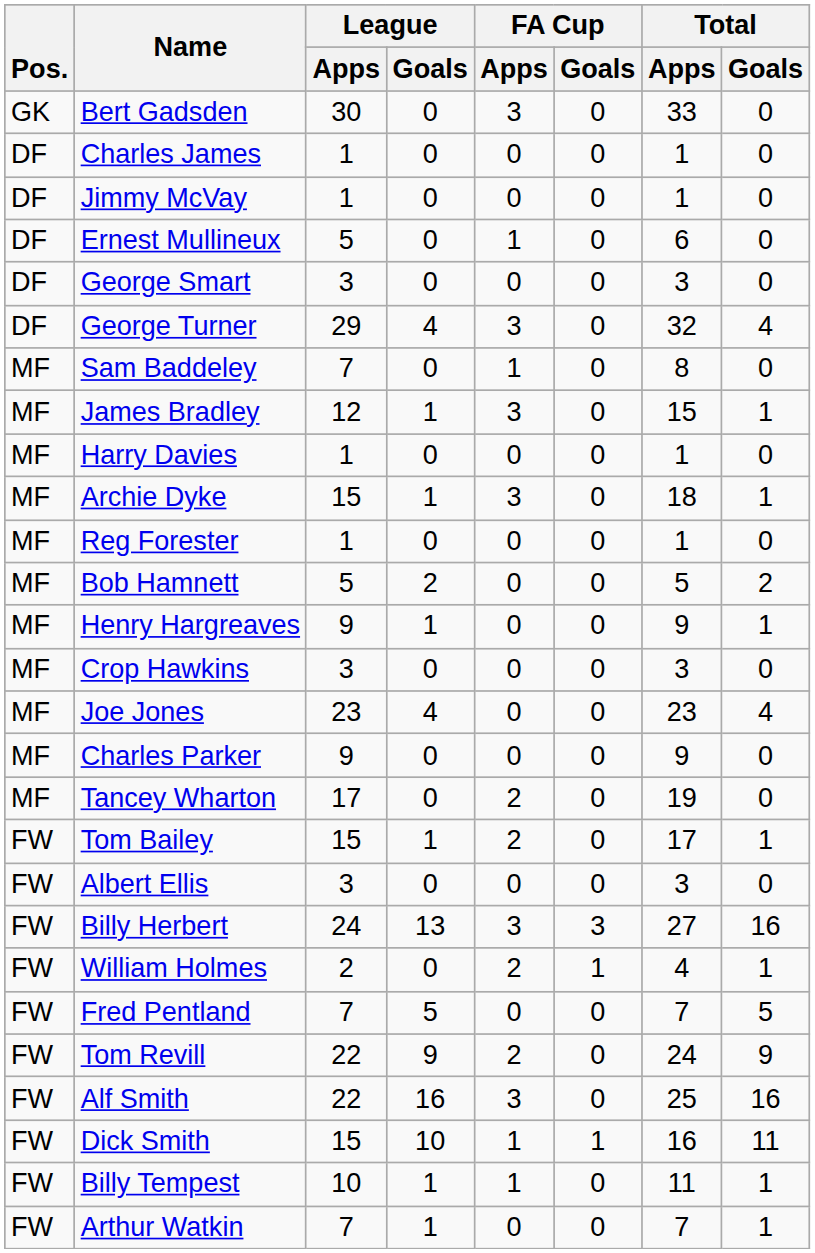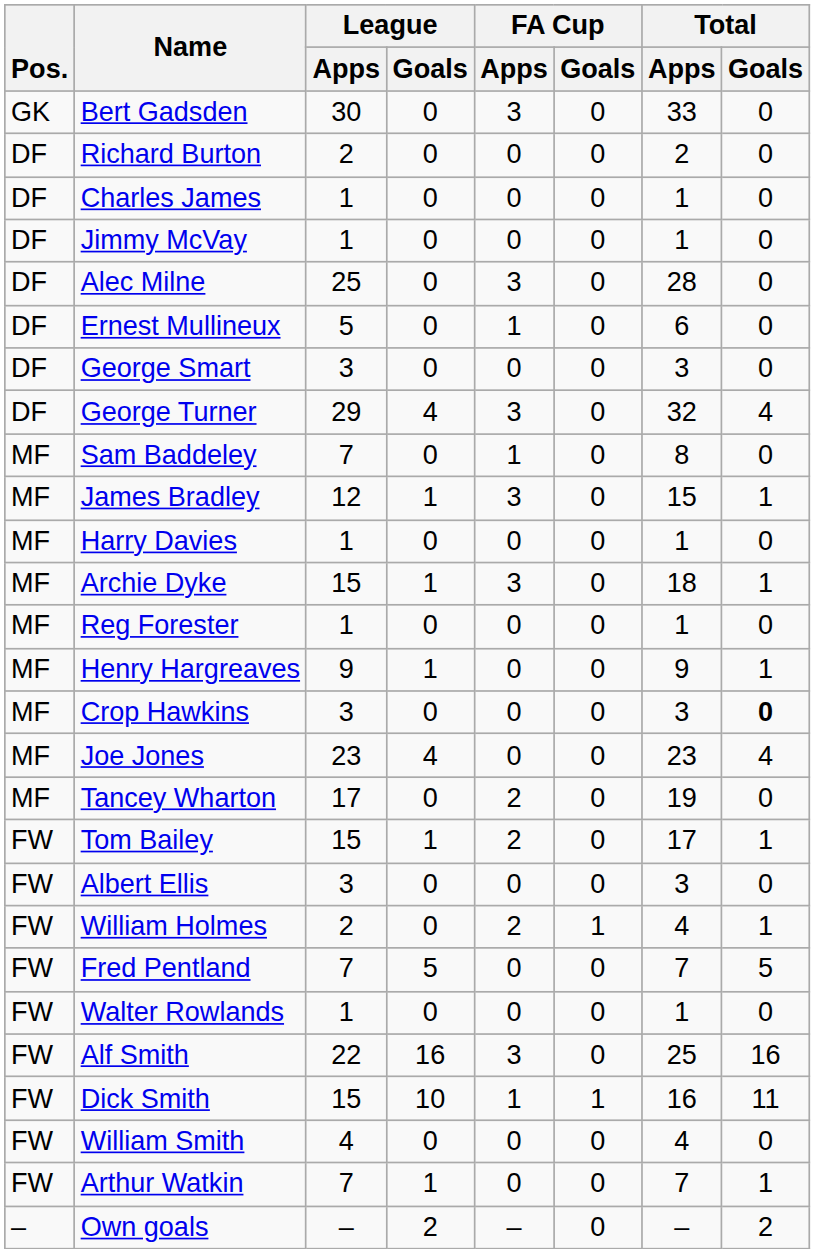+ row: (171, 154)
+ row: (143, 283)
- row: (160, 583)
(766, 669) normal -> (766, 712) bold
- row: (171, 754)
- row: (154, 926)
- row: (143, 1055)
+ row: (182, 1012)
+ row: (163, 1140)
- row: (160, 1183)
+ row: (145, 1226)
